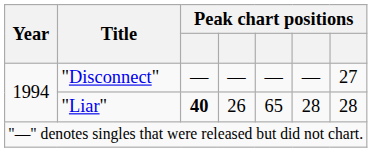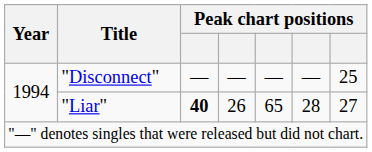(348, 77) 27 -> (348, 77) 25
(348, 106) 28 -> (348, 106) 27
